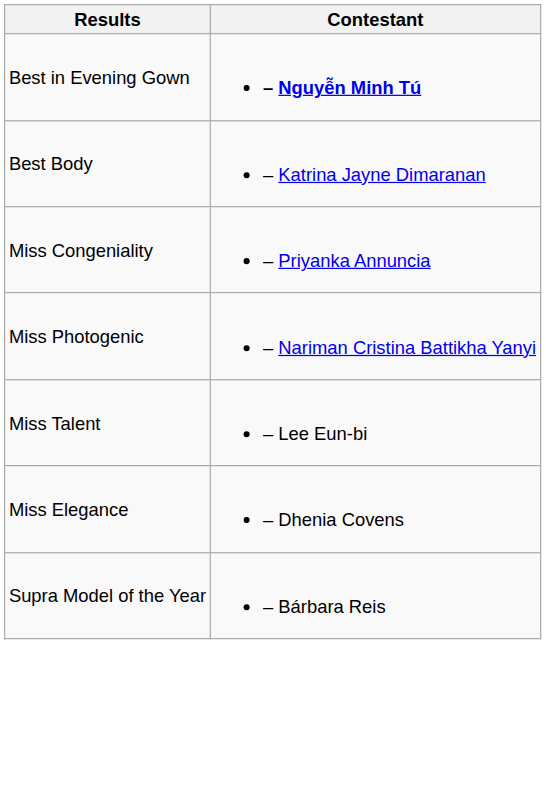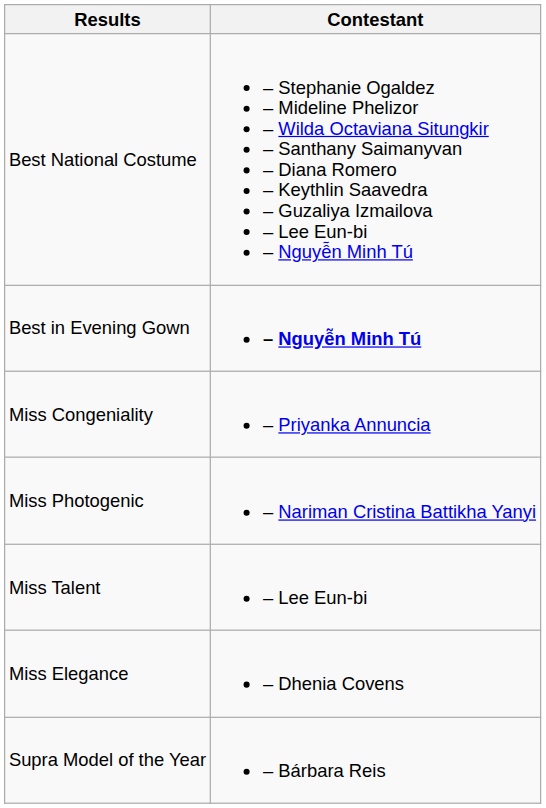+ row: (103, 159)
- row: (51, 164)
